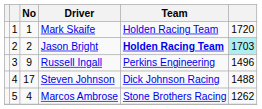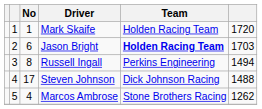(29, 46) 2 -> (29, 46) 6
(243, 46) paleturquoise background -> (243, 46) no background
(29, 63) 9 -> (29, 63) 8
(243, 63) 1496 -> (243, 63) 1494
